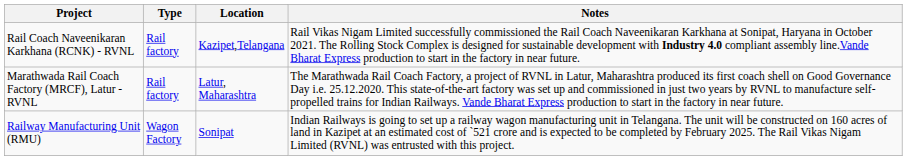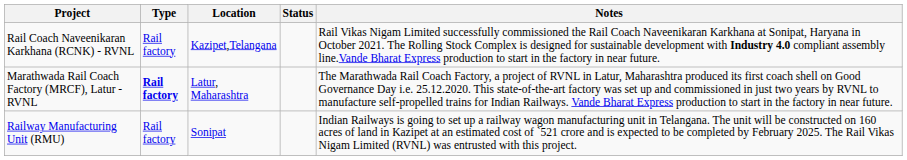+ column: (298, 13)
(163, 89) normal -> (160, 89) bold
(164, 133) Wagon Factory -> (159, 133) Rail factory
